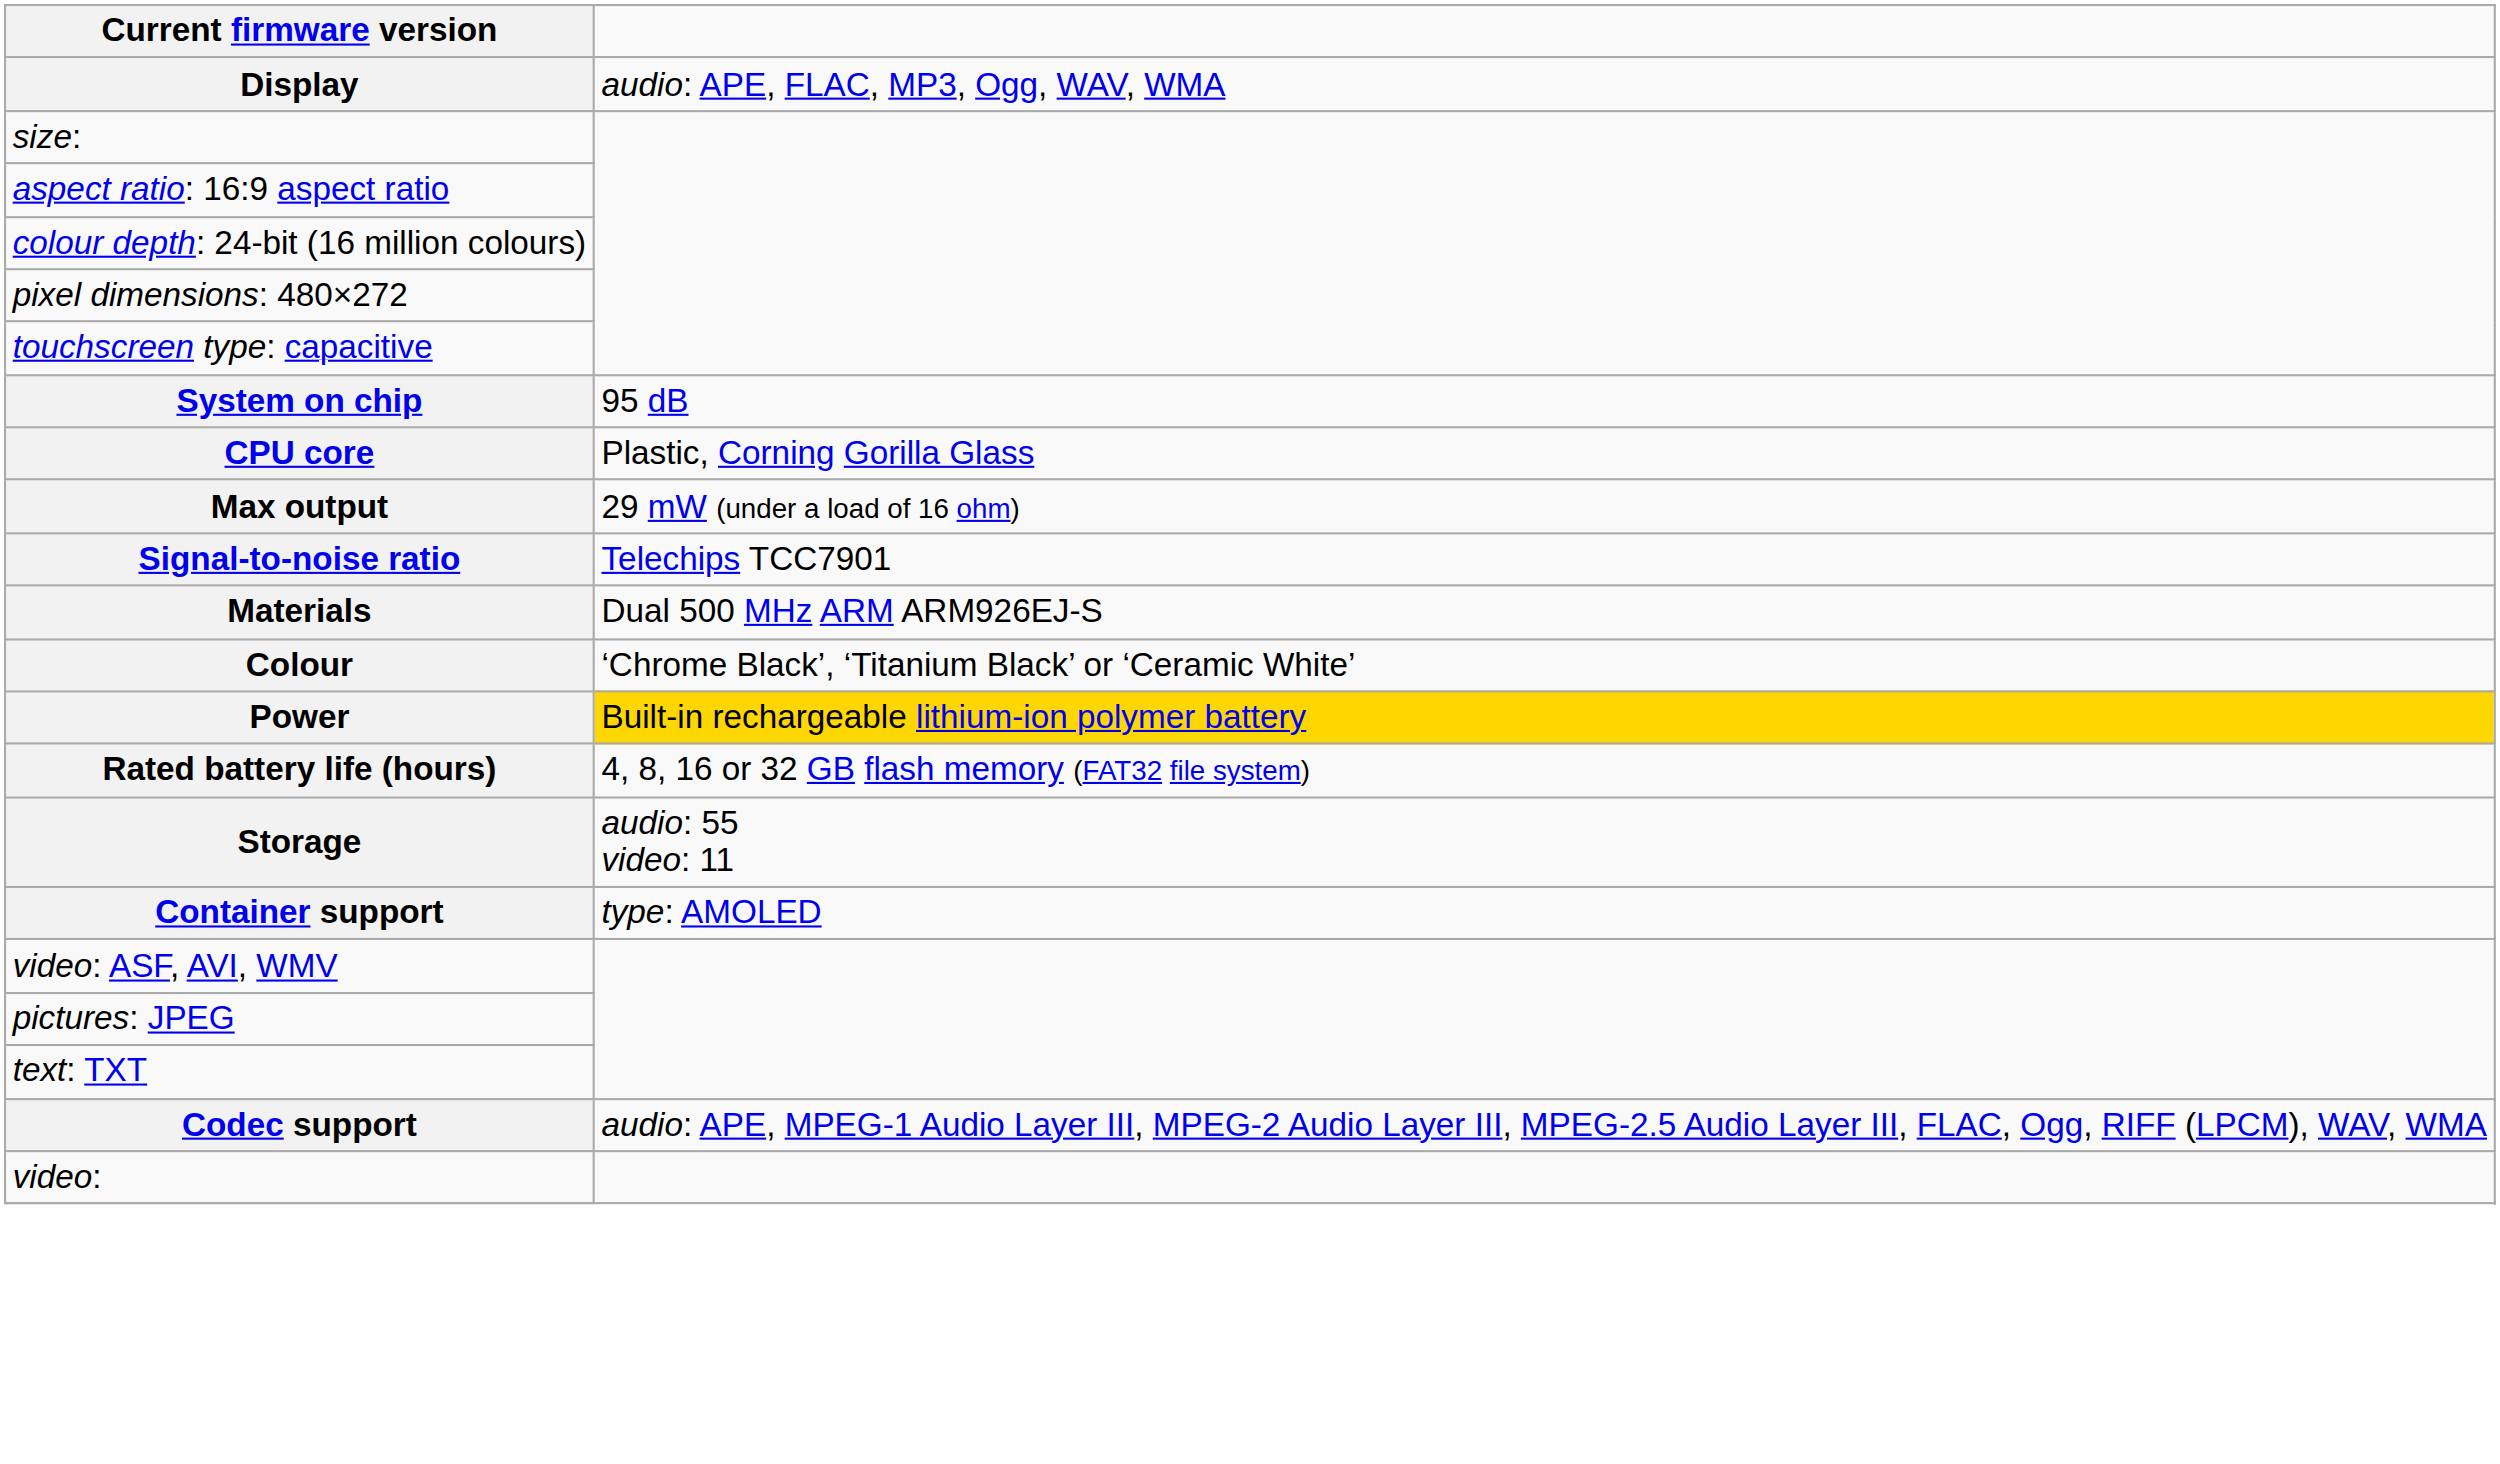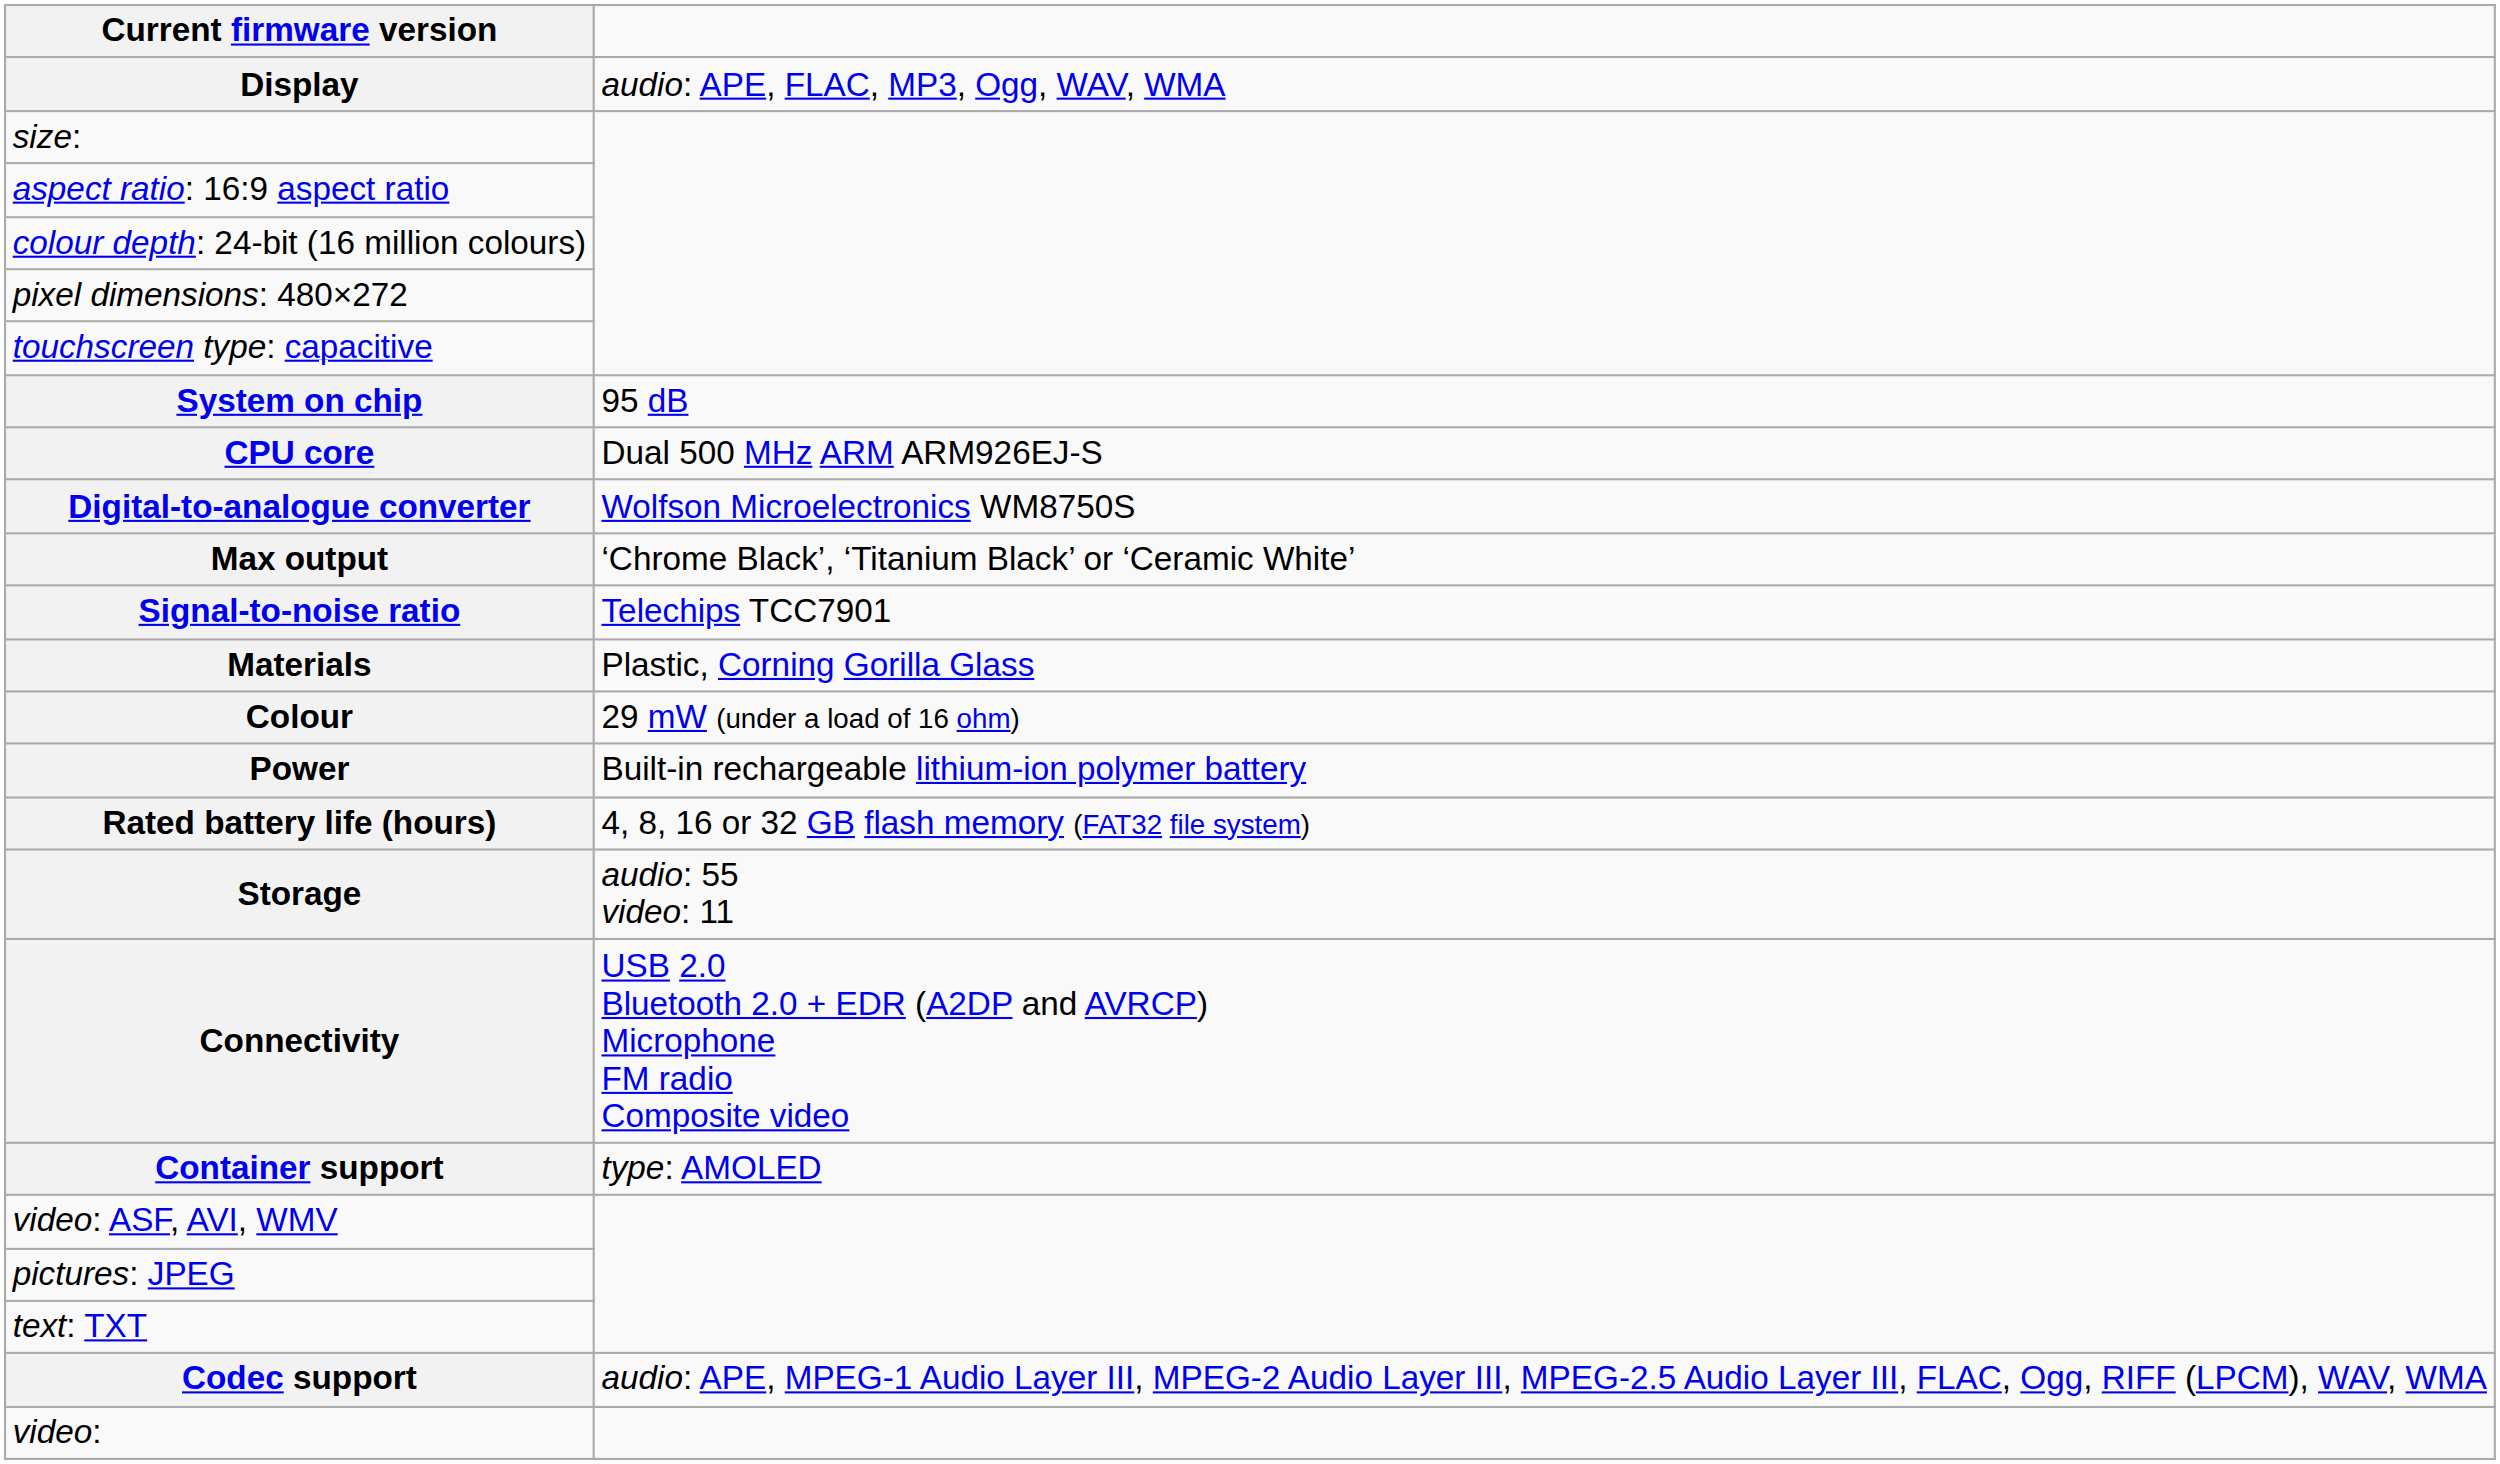(818, 453) Plastic, Corning Gorilla Glass -> (852, 453) Dual 500 MHz ARM ARM926EJ-S
+ row: (299, 505)
(811, 505) 29 mW (under a load of 16 ohm) -> (978, 558) ‘Chrome Black’, ‘Titanium Black’ or ‘Ceramic White’
(852, 611) Dual 500 MHz ARM ARM926EJ-S -> (818, 664) Plastic, Corning Gorilla Glass
(978, 664) ‘Chrome Black’, ‘Titanium Black’ or ‘Ceramic White’ -> (811, 717) 29 mW (under a load of 16 ohm)
(954, 717) gold background -> (954, 769) no background
+ row: (299, 1040)
